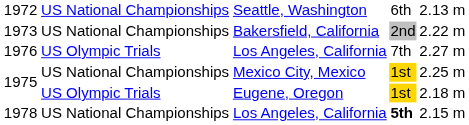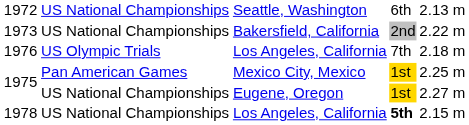(442, 51) 2.27 m -> (442, 51) 2.18 m
(135, 72) US National Championships -> (114, 72) Pan American Games
(101, 93) US Olympic Trials -> (135, 93) US National Championships
(442, 93) 2.18 m -> (442, 93) 2.27 m
